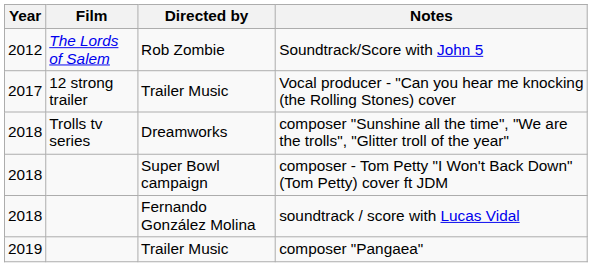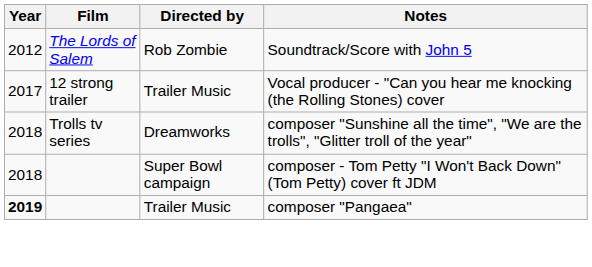- row: (399, 216)
(25, 249) normal -> (25, 207) bold
